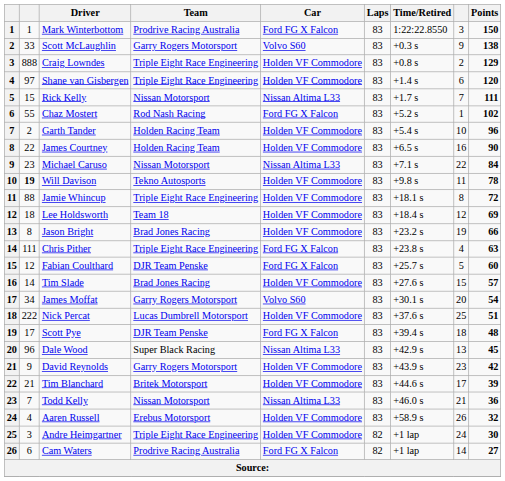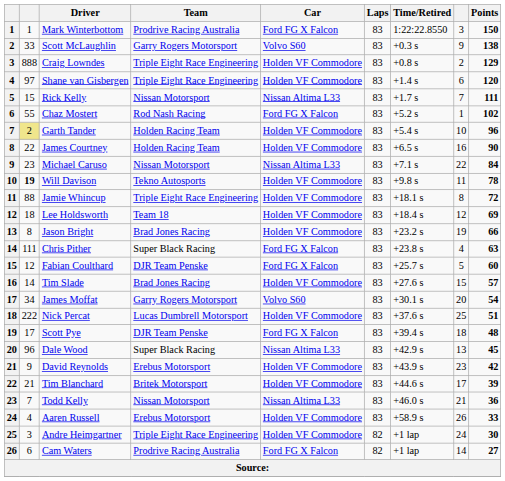(29, 131) no background -> (29, 131) khaki background
(196, 249) Triple Eight Race Engineering -> (174, 249) Super Black Racing
(185, 367) Garry Rogers Motorsport -> (172, 367) Erebus Motorsport
(493, 418) 32 -> (493, 418) 33
